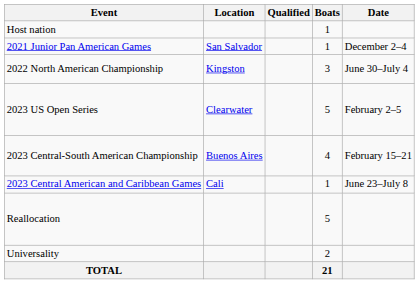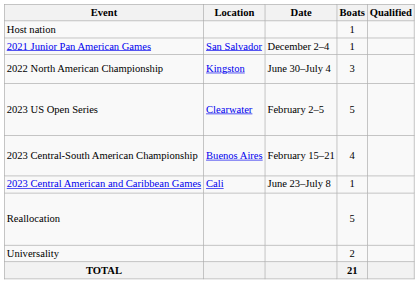columns swapped: (378, 12) <-> (289, 12)
